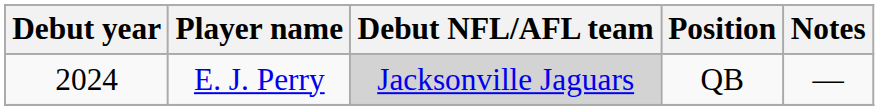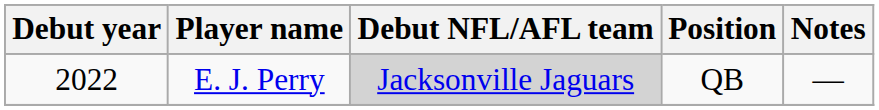(87, 79) 2024 -> (87, 79) 2022
